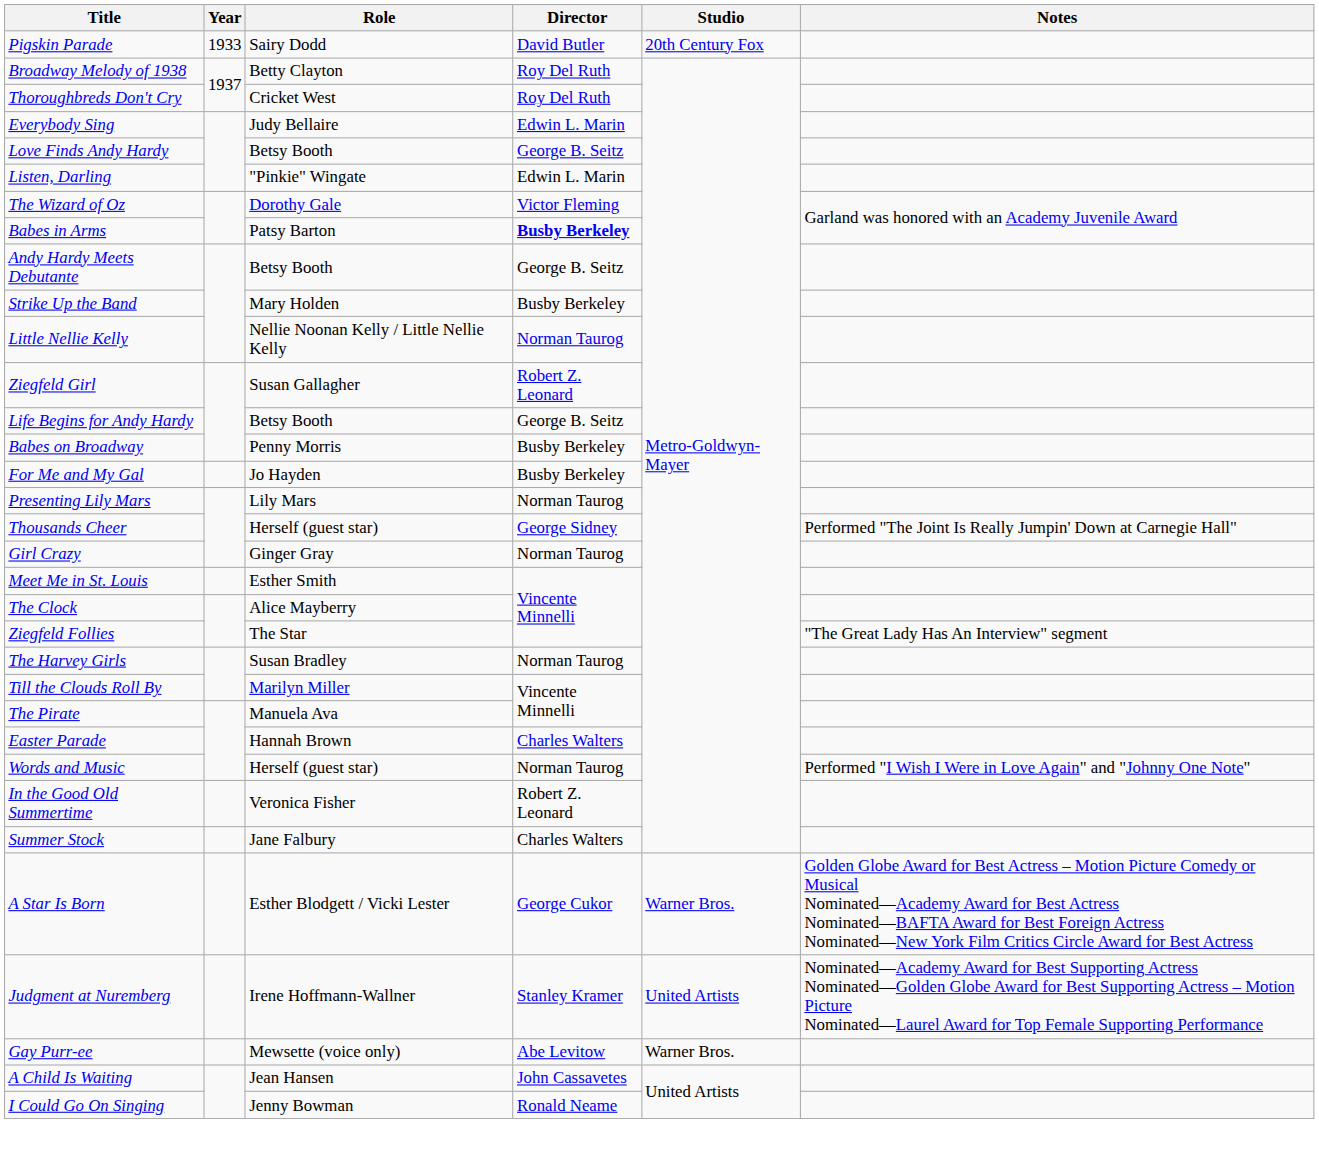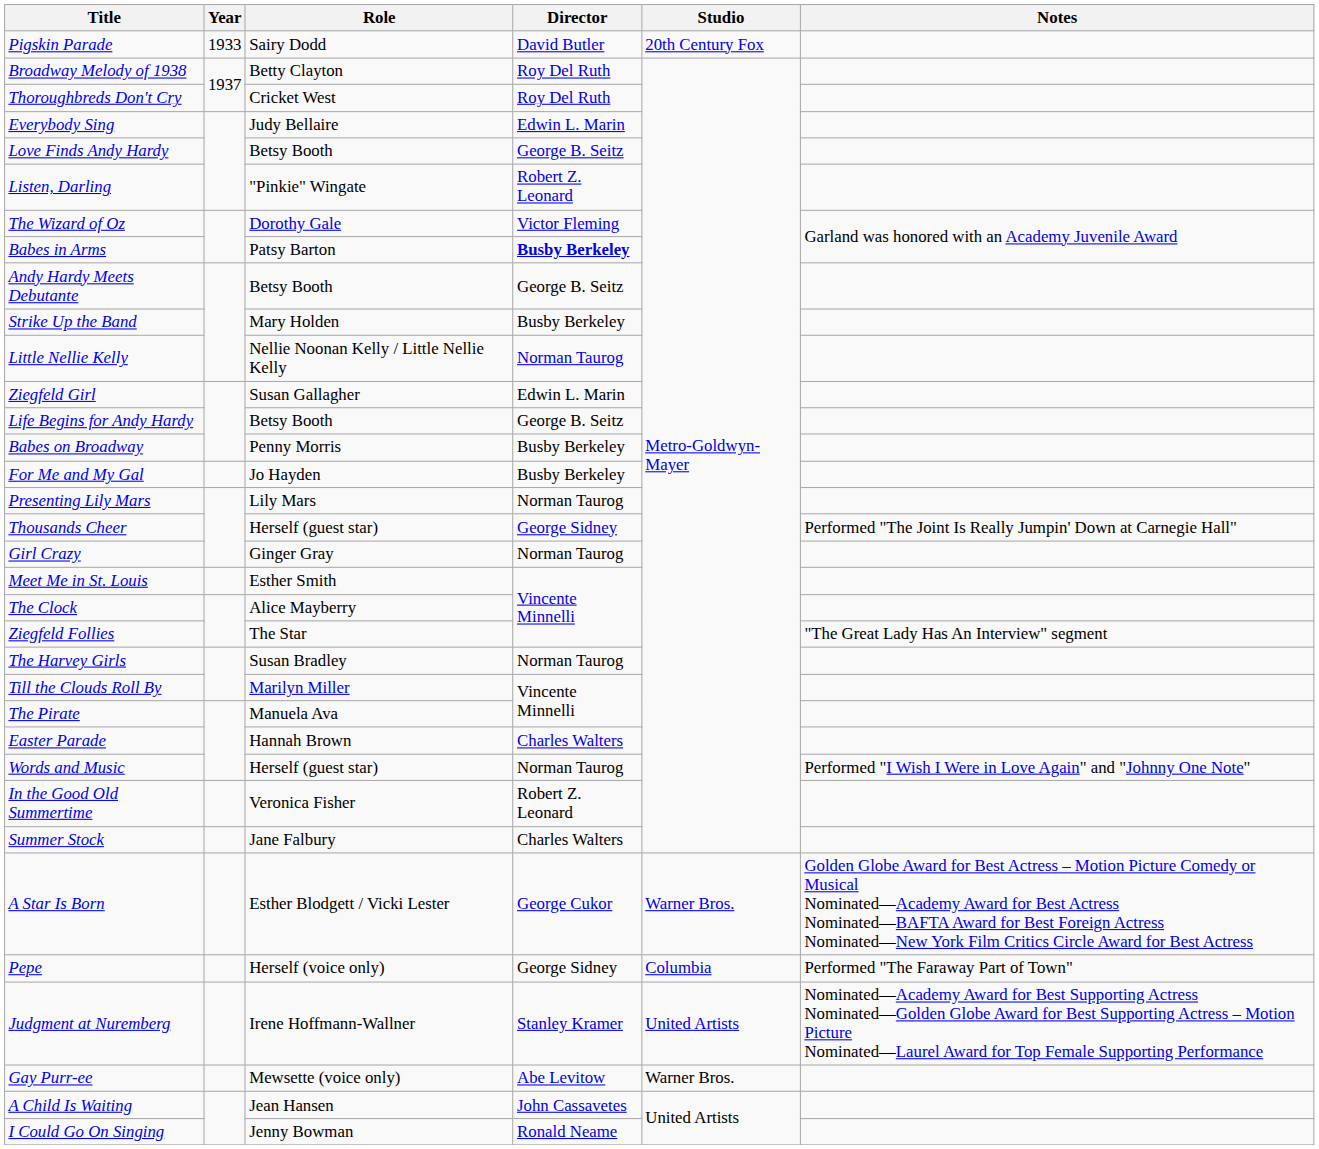(571, 177) Edwin L. Marin -> (549, 187) Robert Z. Leonard
(549, 384) Robert Z. Leonard -> (571, 394) Edwin L. Marin
+ row: (25, 968)
